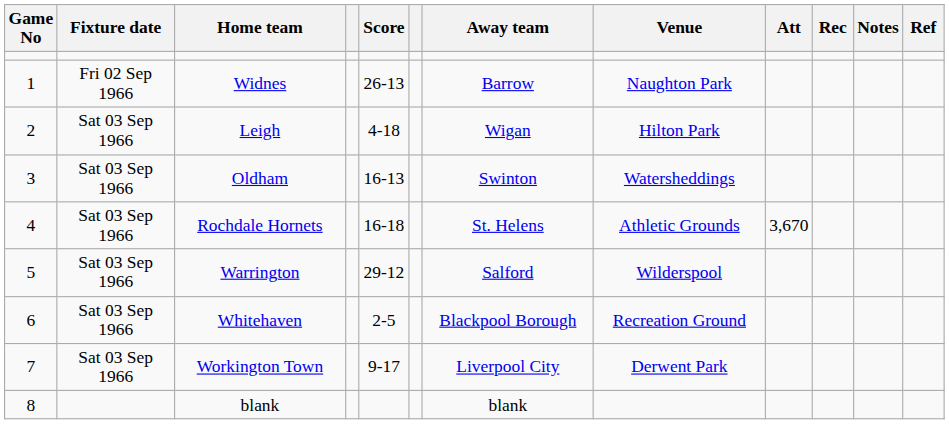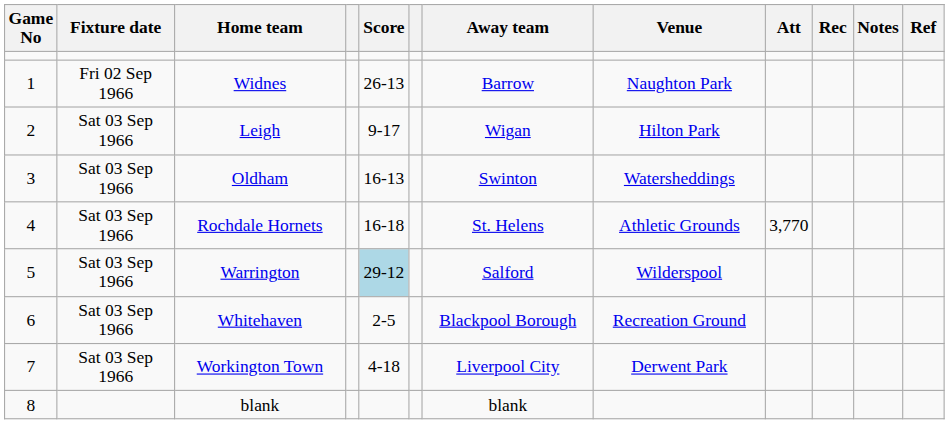(384, 130) 4-18 -> (384, 130) 9-17
(789, 225) 3,670 -> (789, 225) 3,770
(384, 272) no background -> (384, 272) lightblue background
(384, 367) 9-17 -> (384, 367) 4-18
